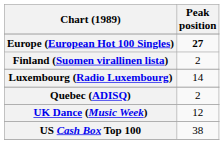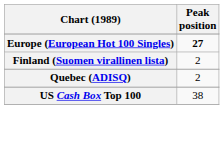- row: (90, 78)
- row: (90, 113)
